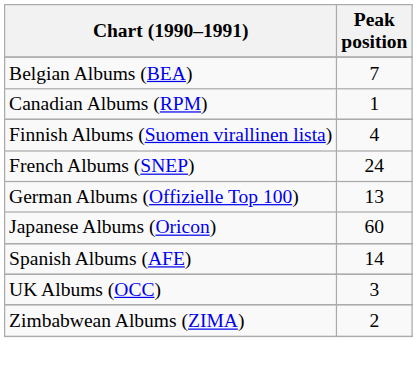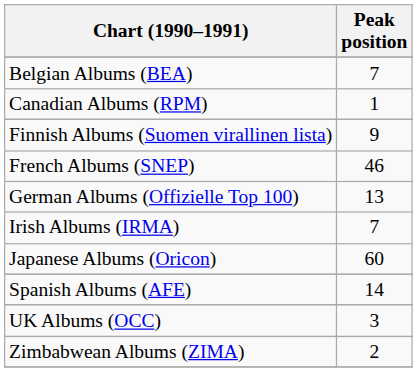(374, 134) 4 -> (374, 134) 9
(374, 165) 24 -> (374, 165) 46
+ row: (94, 227)
